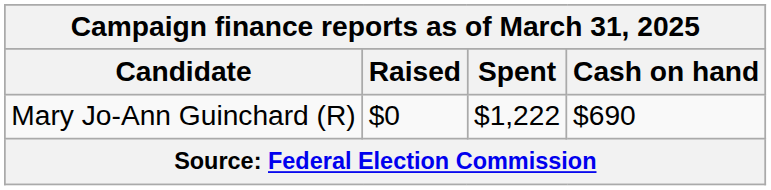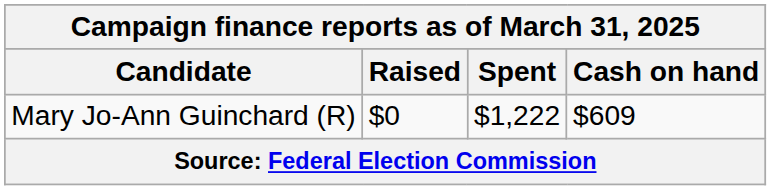(604, 116) $690 -> (604, 116) $609
